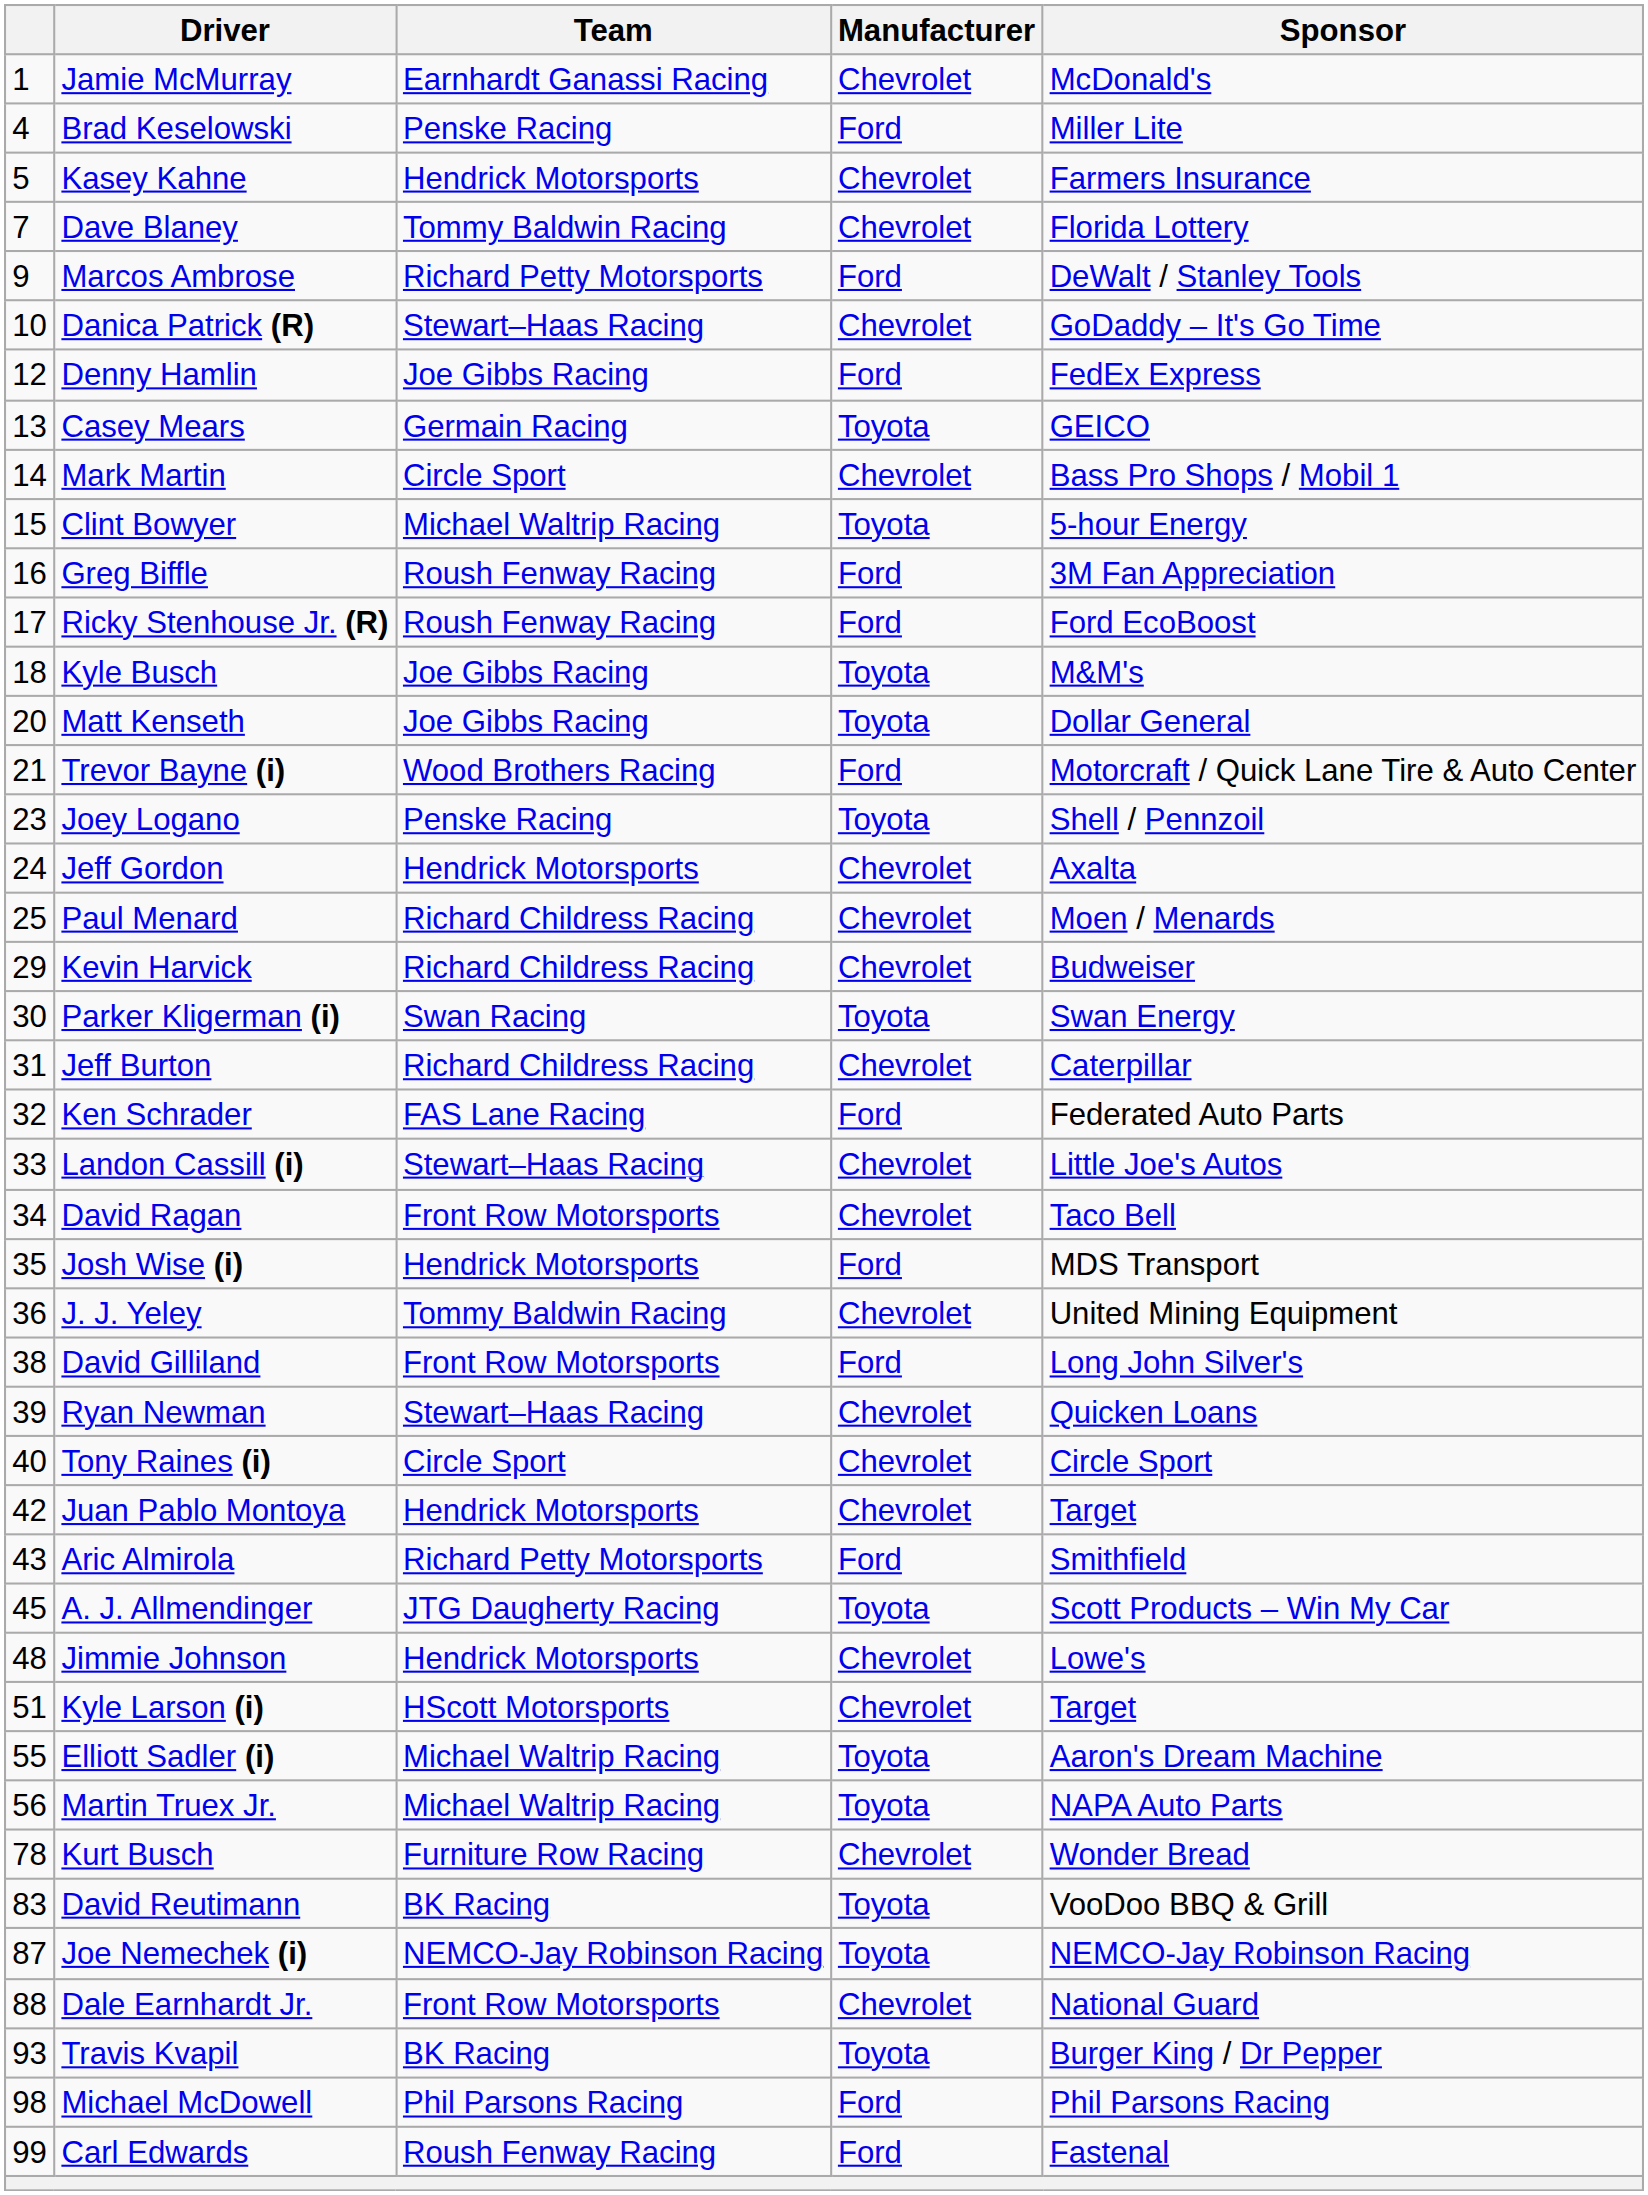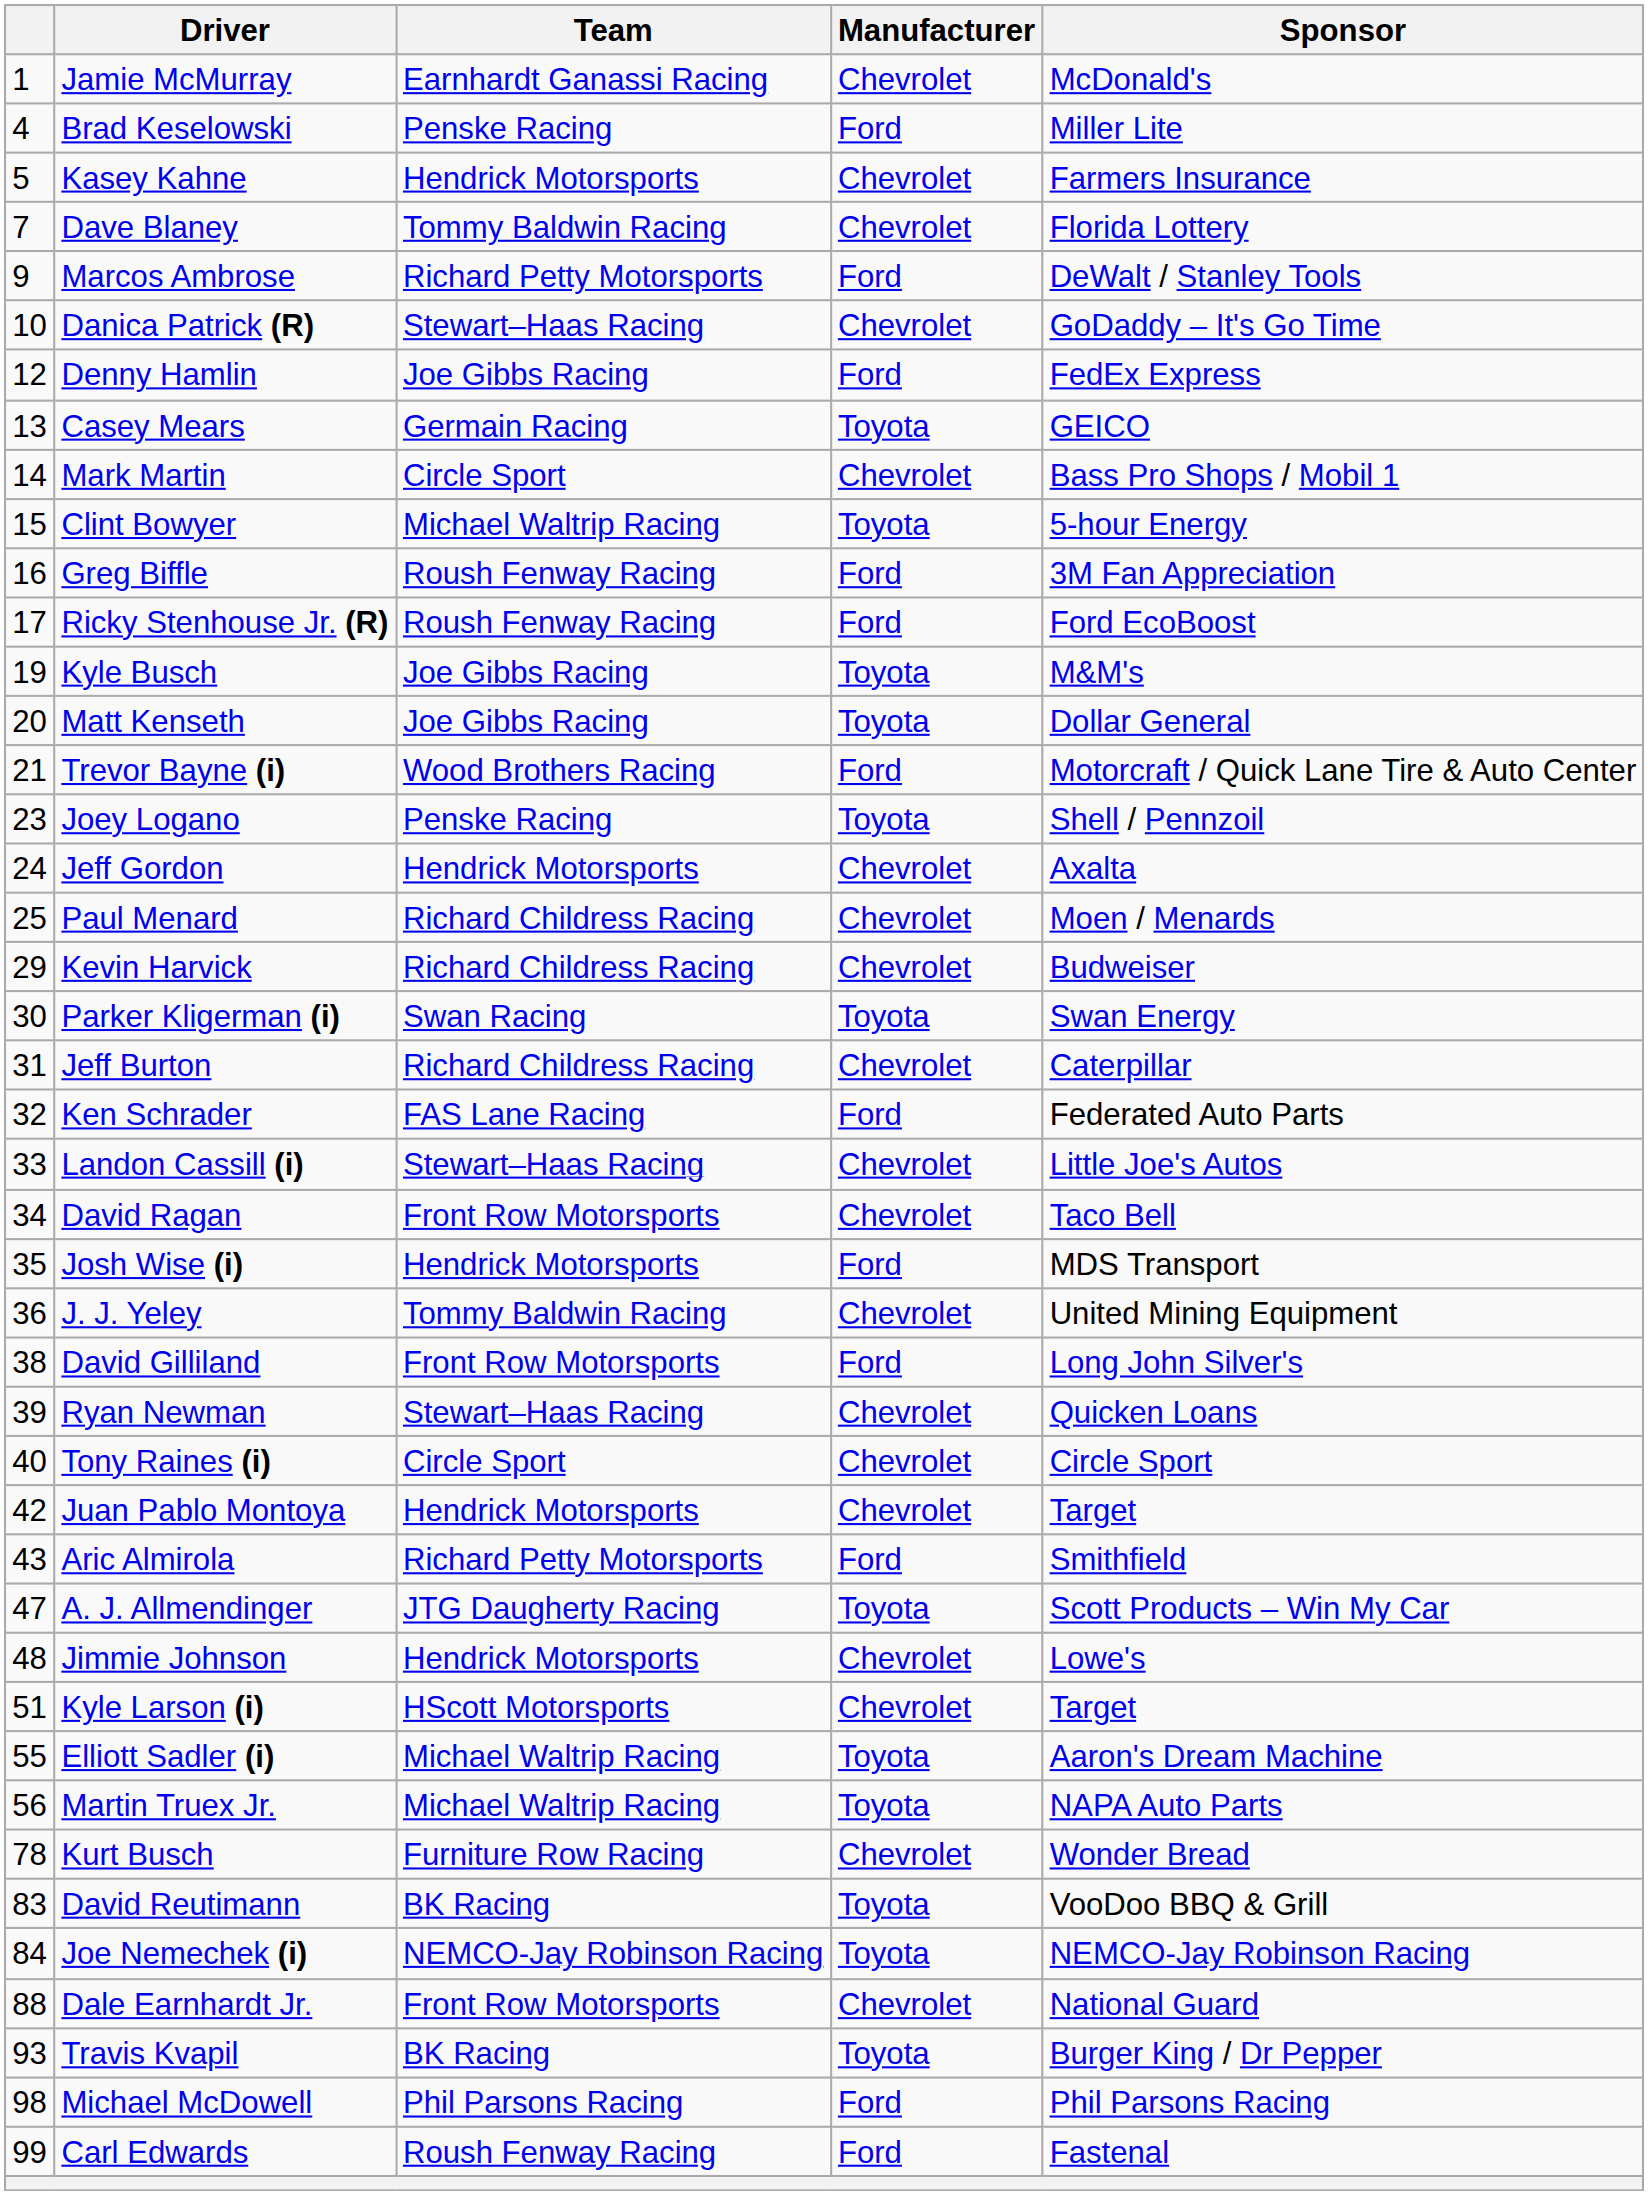(30, 671) 18 -> (30, 671) 19
(30, 1608) 45 -> (30, 1608) 47
(30, 1954) 87 -> (30, 1954) 84
